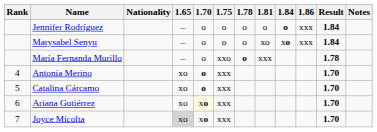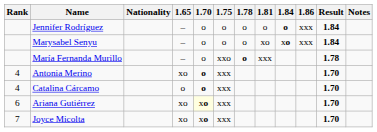(17, 88) 5 -> (17, 88) 4
(183, 88) xo -> (183, 88) o
(183, 119) lightgrey background -> (183, 119) no background
